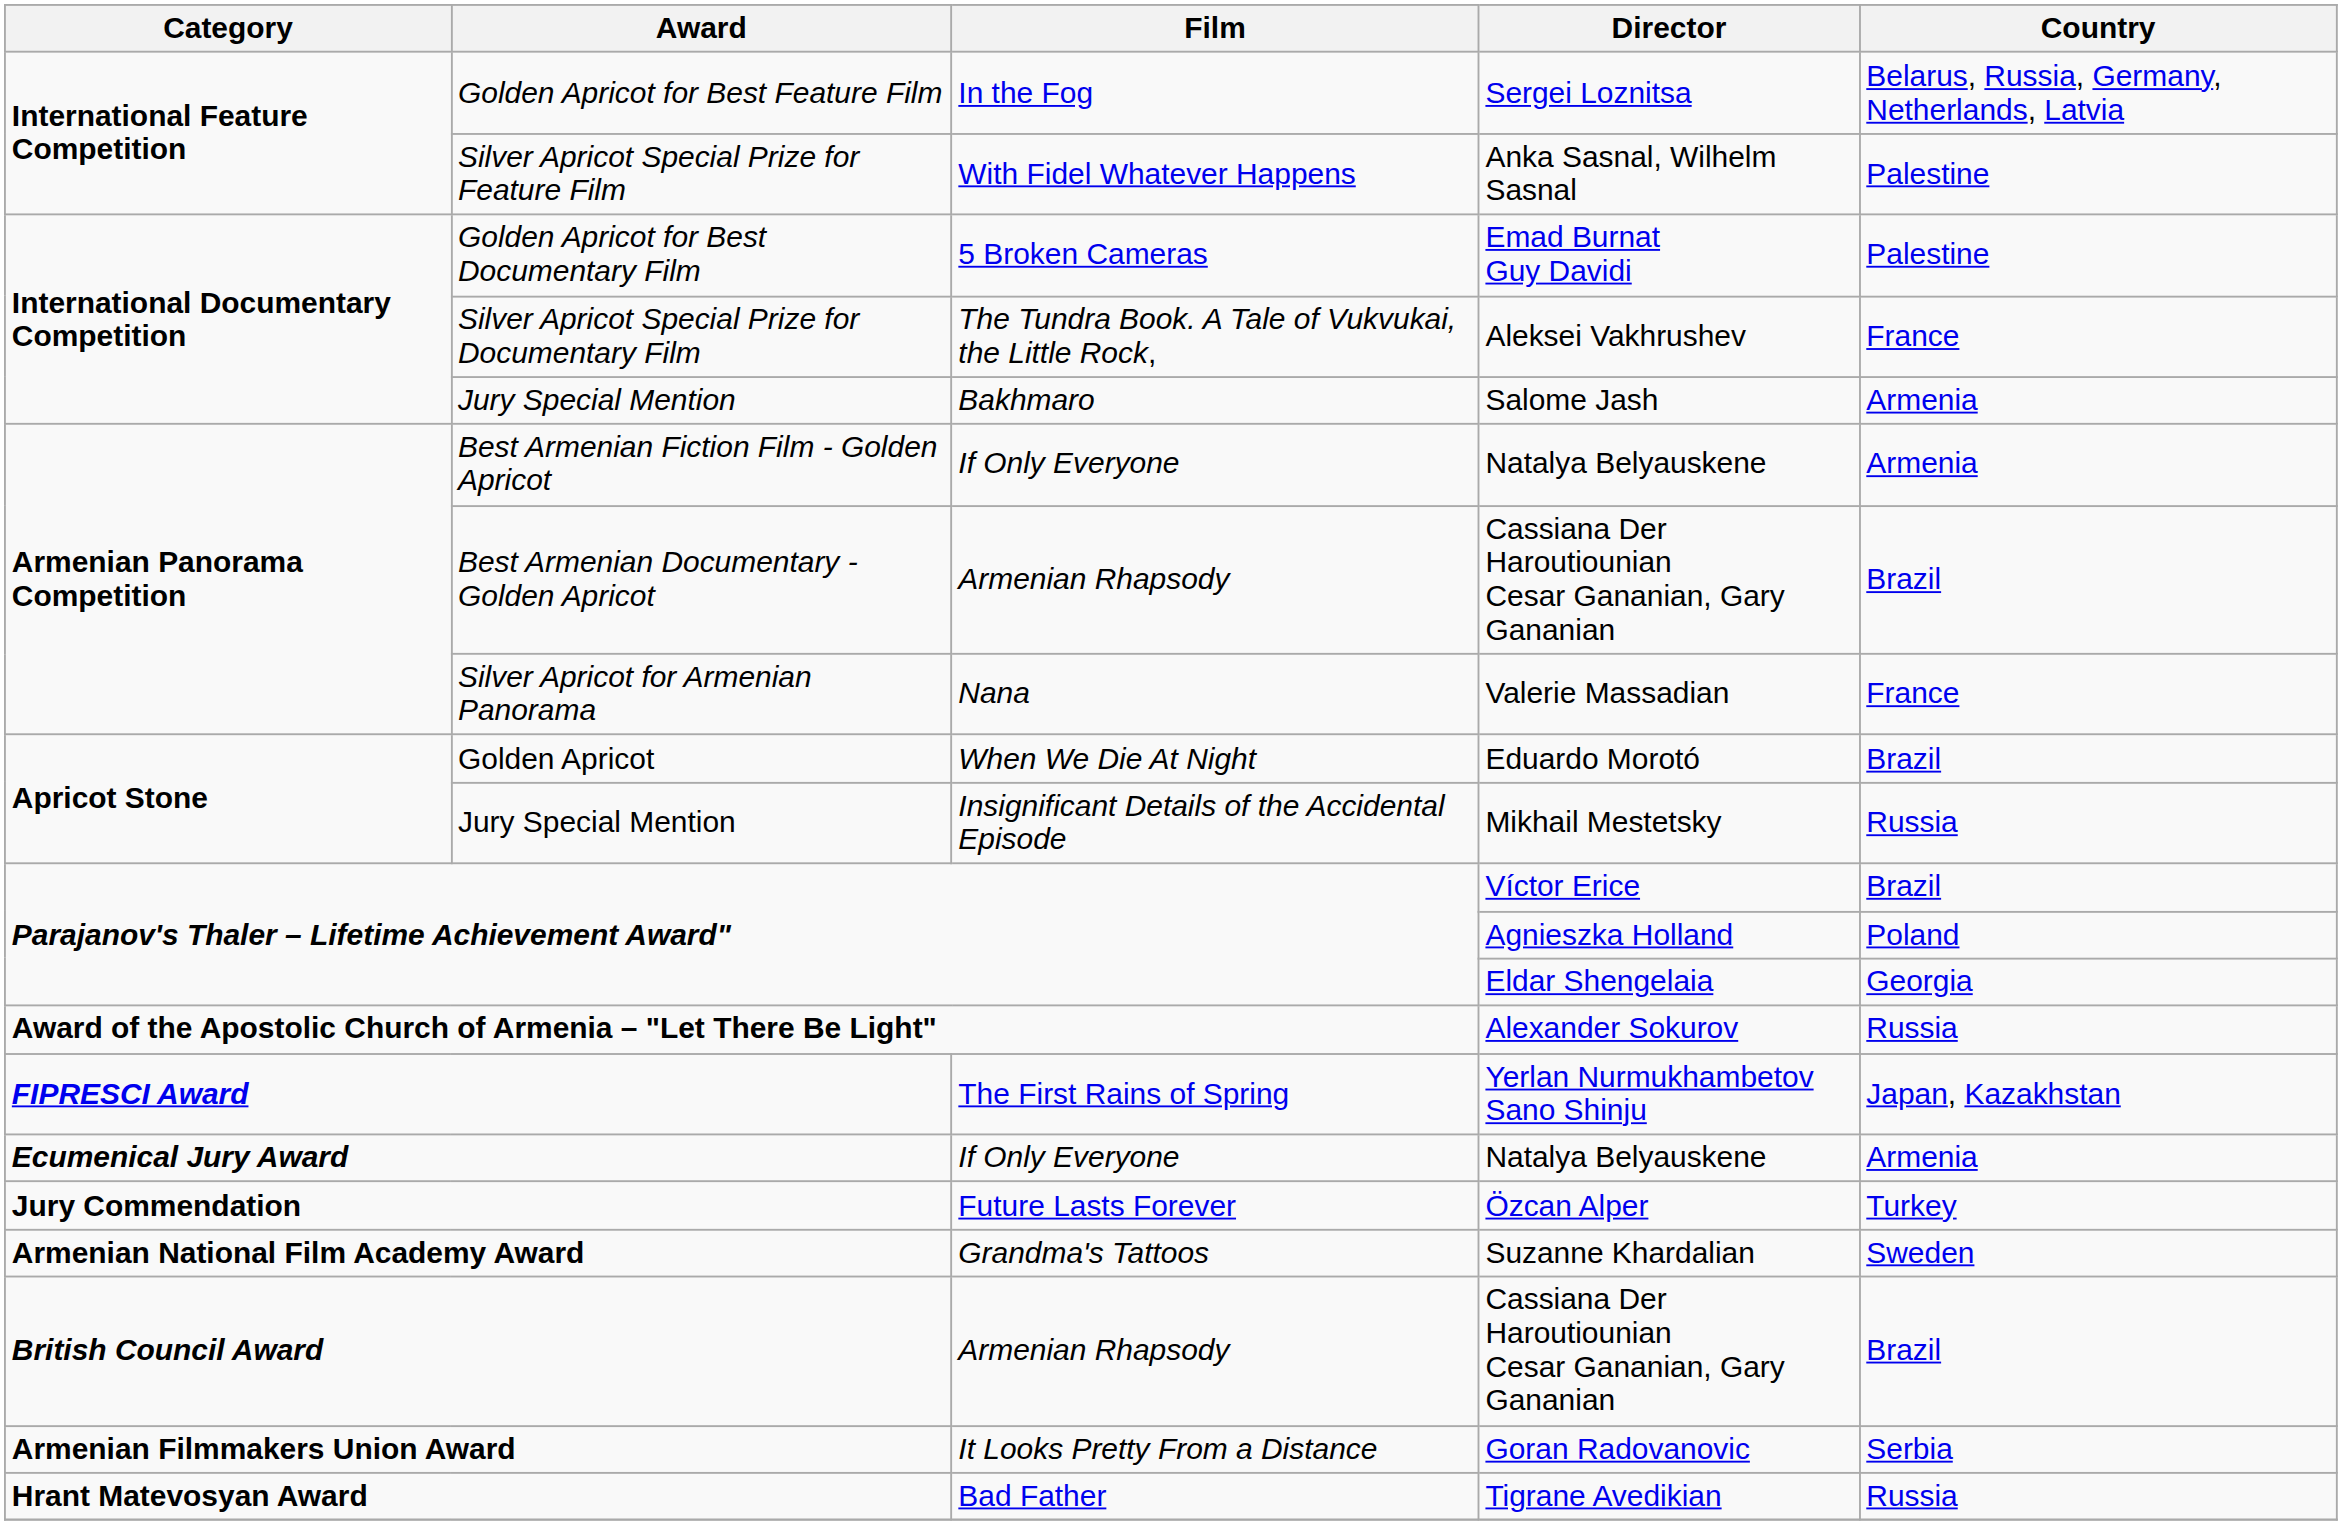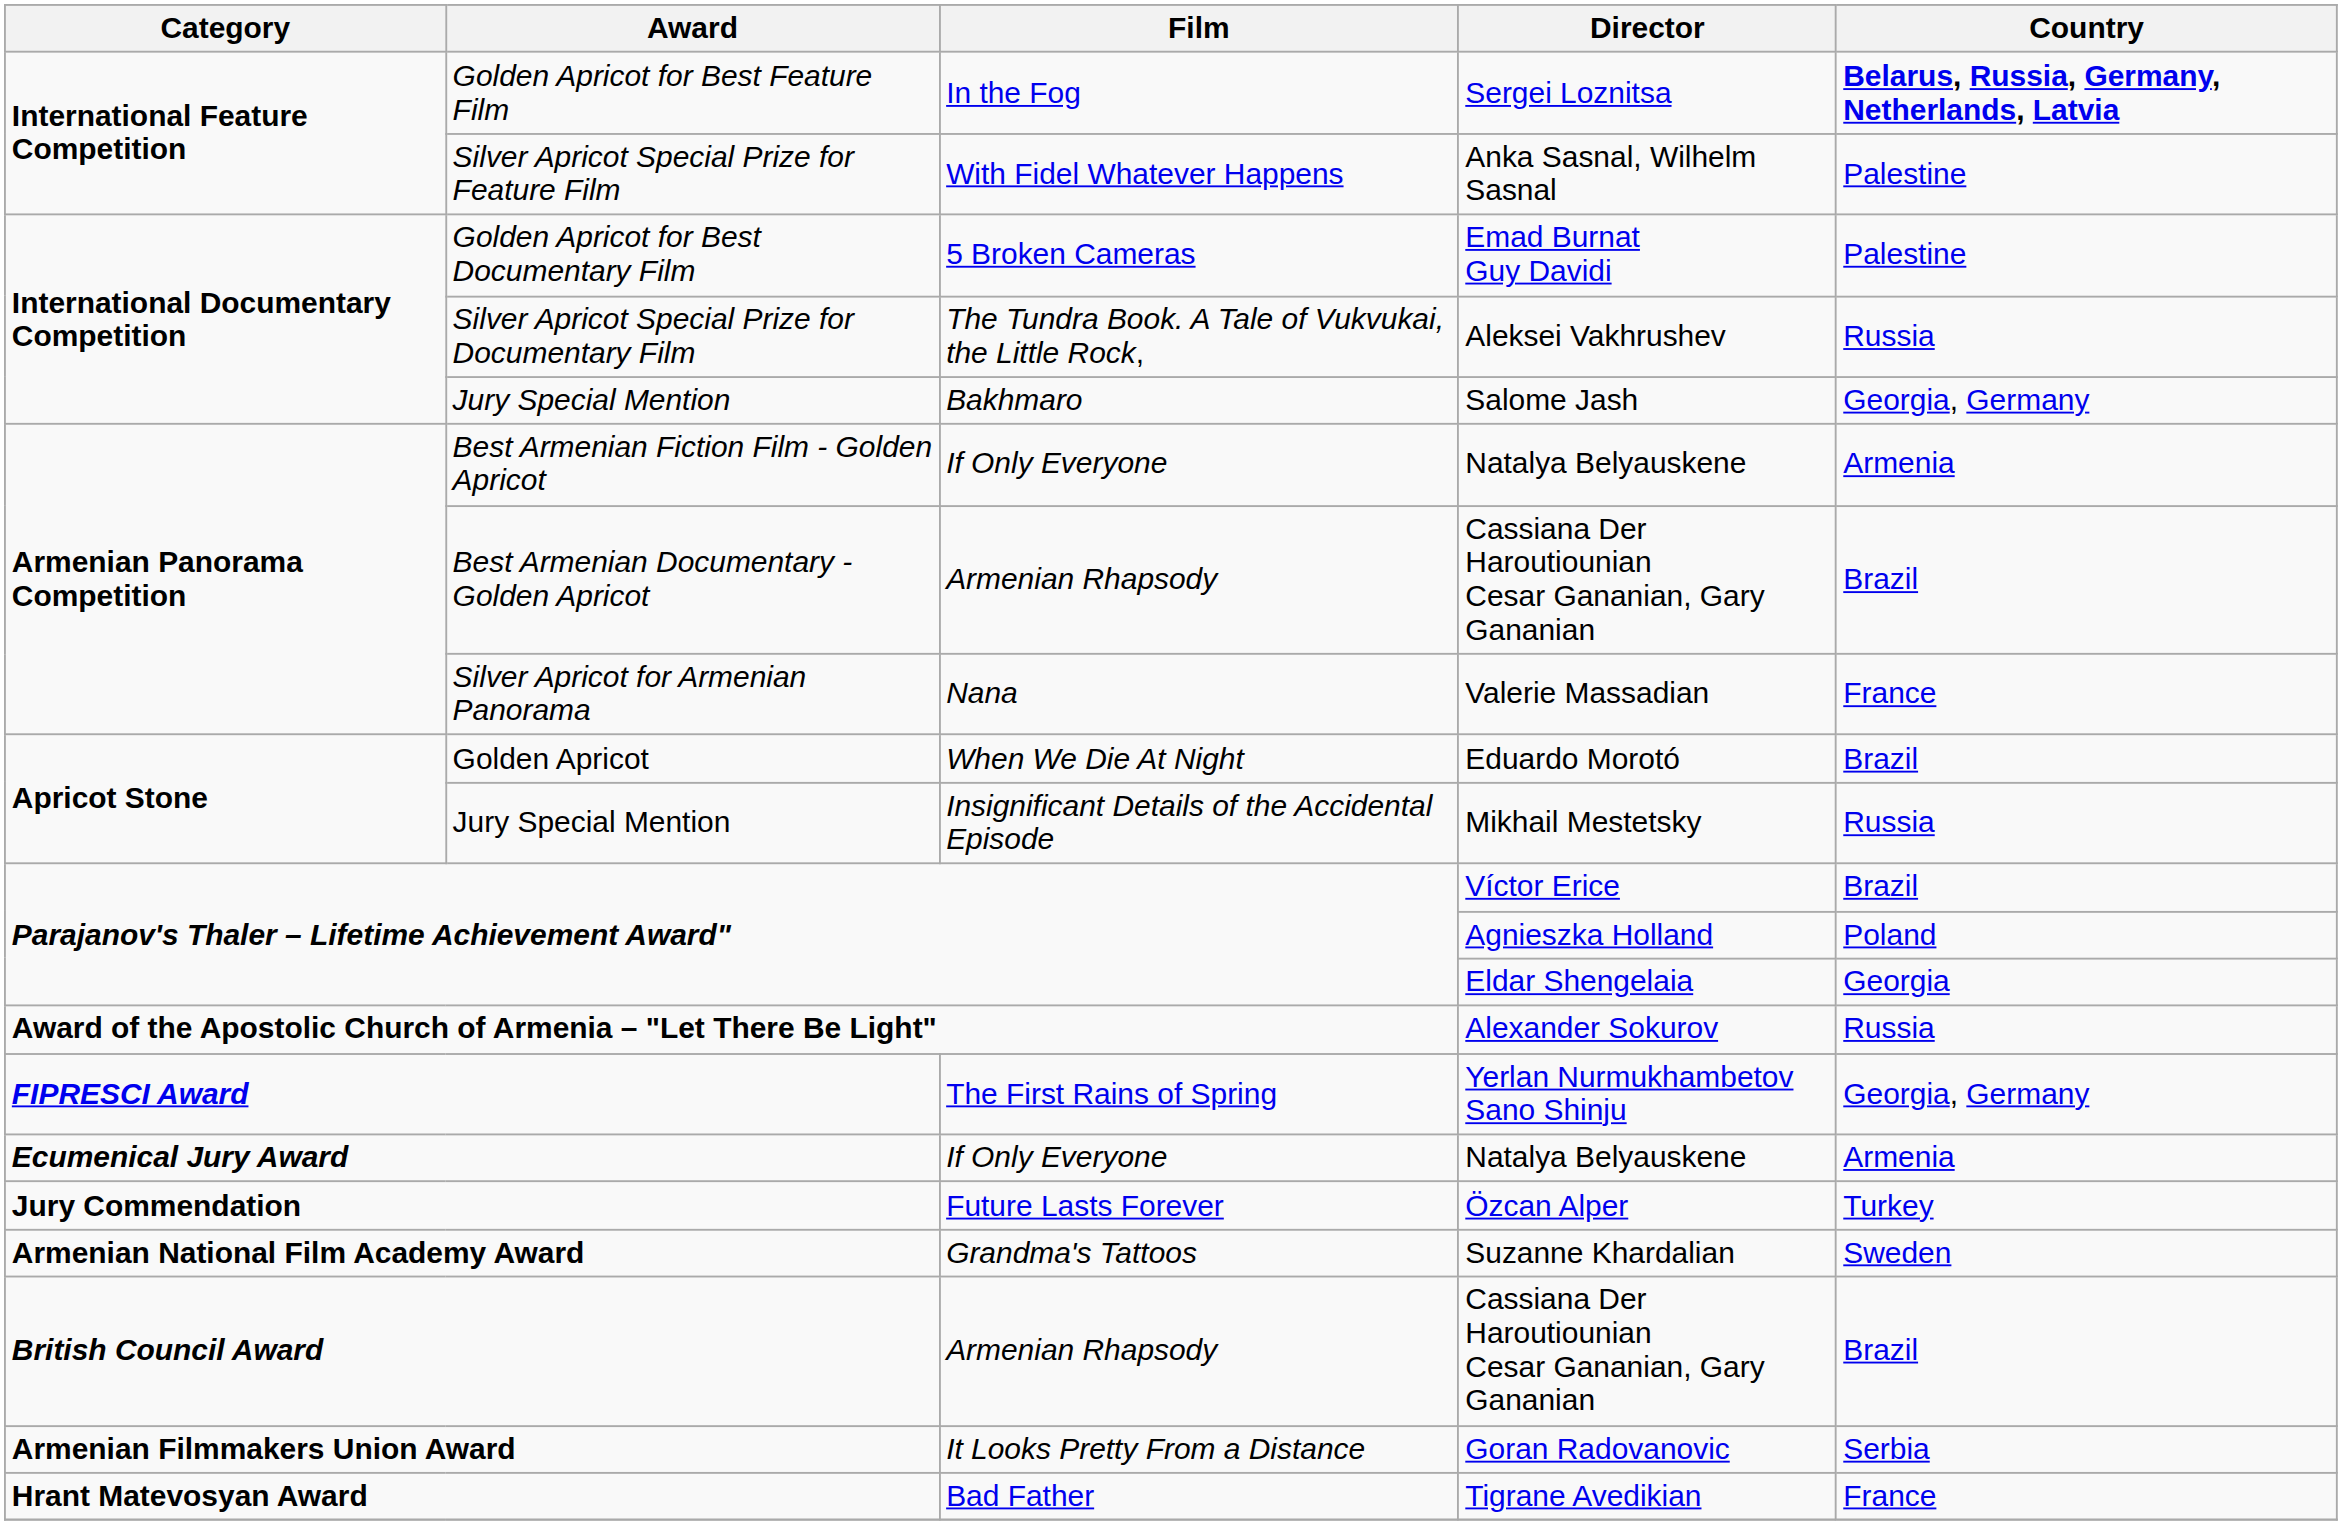(2044, 92) normal -> (2032, 92) bold
(1913, 335) France -> (1889, 335) Russia
(1922, 400) Armenia -> (1966, 400) Georgia, Germany
(1994, 1093) Japan, Kazakhstan -> (1966, 1093) Georgia, Germany
(1912, 1495) Russia -> (1890, 1495) France
